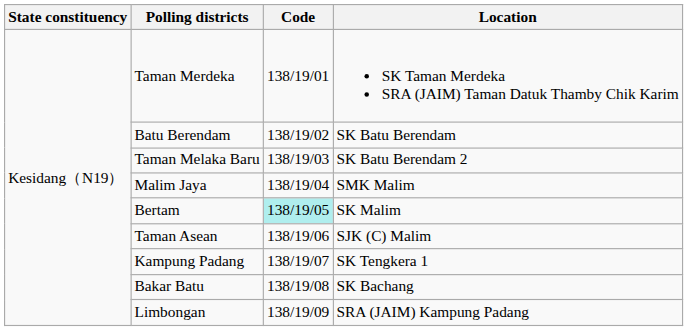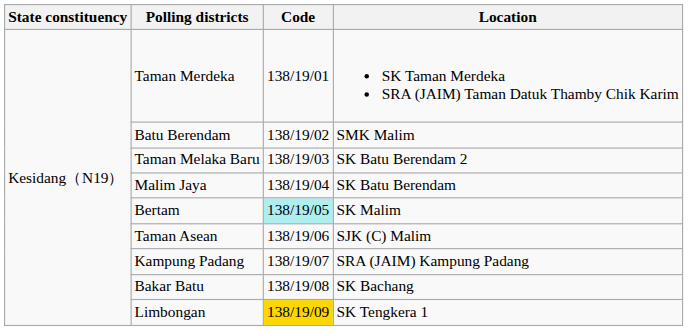(396, 134) SK Batu Berendam -> (376, 134) SMK Malim
(376, 185) SMK Malim -> (396, 185) SK Batu Berendam
(382, 261) SK Tengkera 1 -> (433, 261) SRA (JAIM) Kampung Padang
(298, 311) no background -> (298, 311) gold background
(433, 311) SRA (JAIM) Kampung Padang -> (382, 311) SK Tengkera 1
